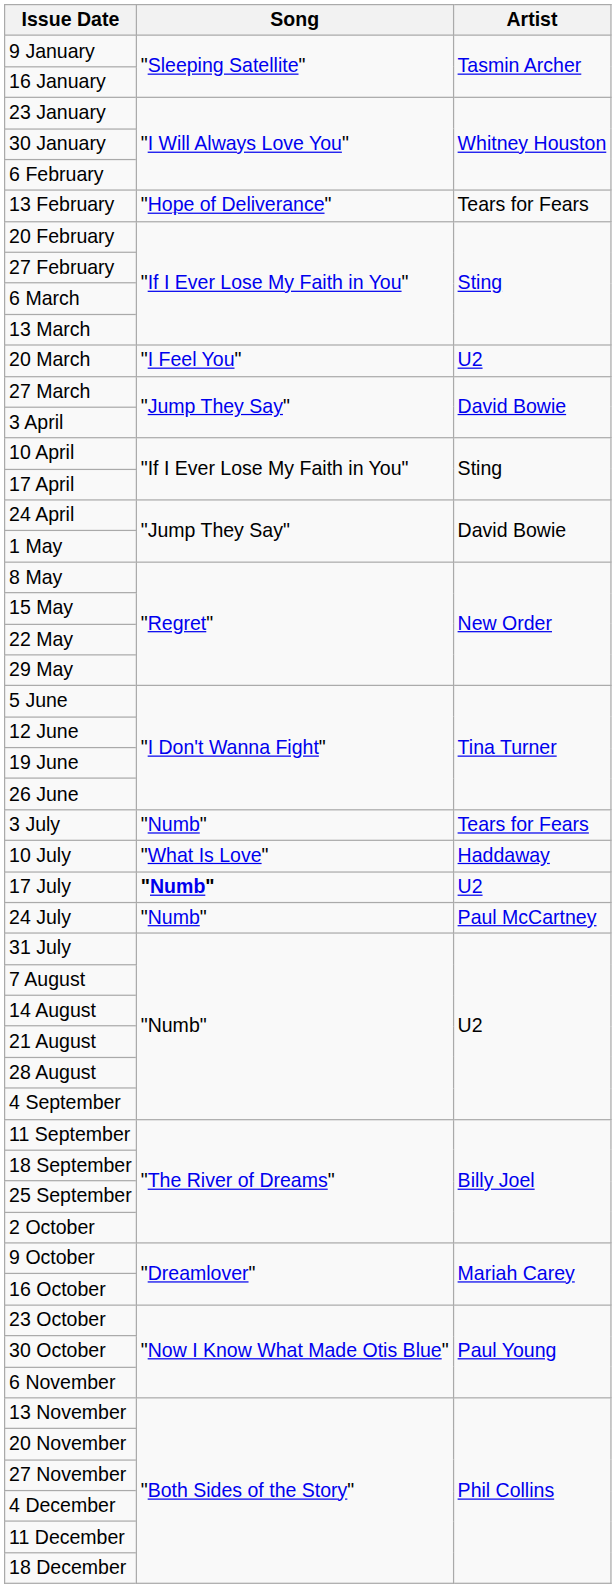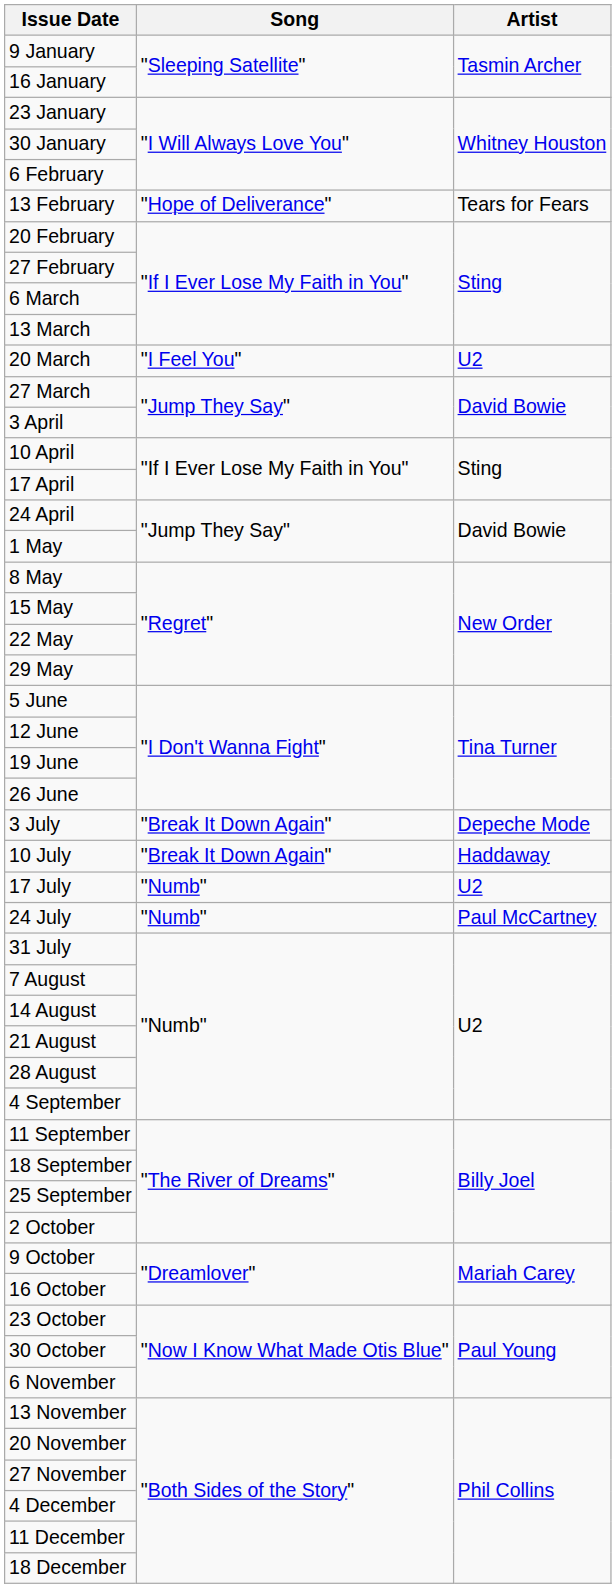(174, 824) "Numb" -> (236, 824) "Break It Down Again"
(523, 824) Tears for Fears -> (524, 824) Depeche Mode
(205, 855) "What Is Love" -> (236, 855) "Break It Down Again"
(178, 886) bold -> (174, 886) normal
